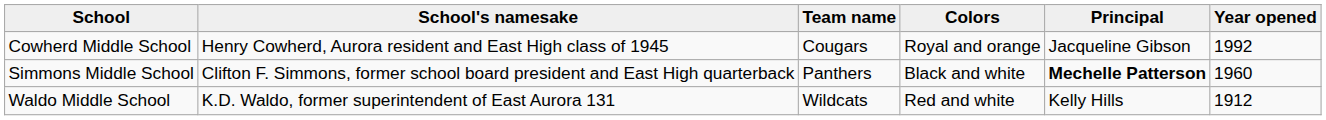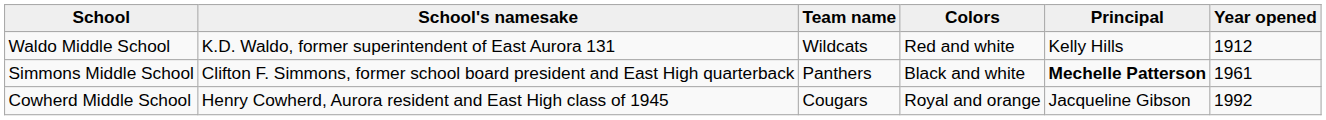rows swapped: (100, 45) <-> (89, 100)
(1233, 73) 1960 -> (1233, 73) 1961
